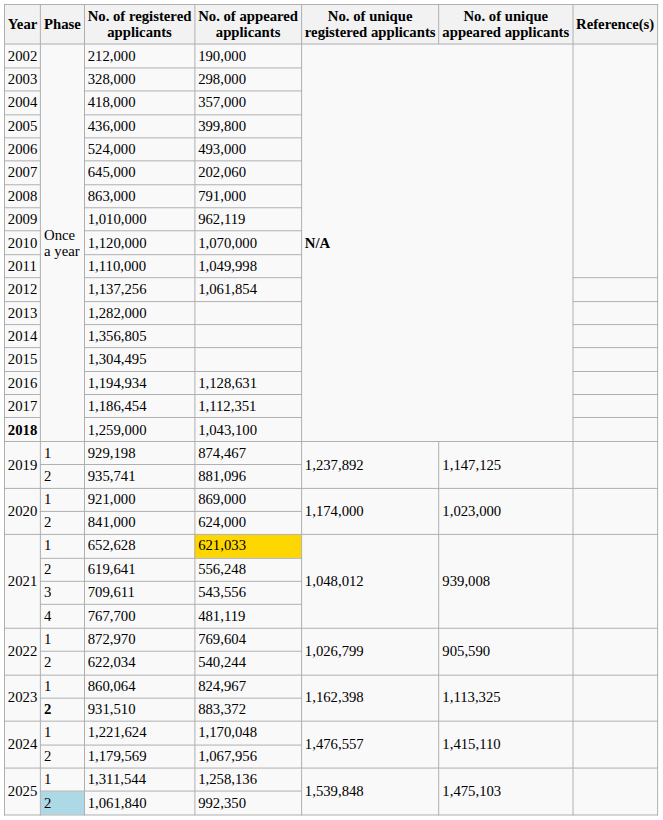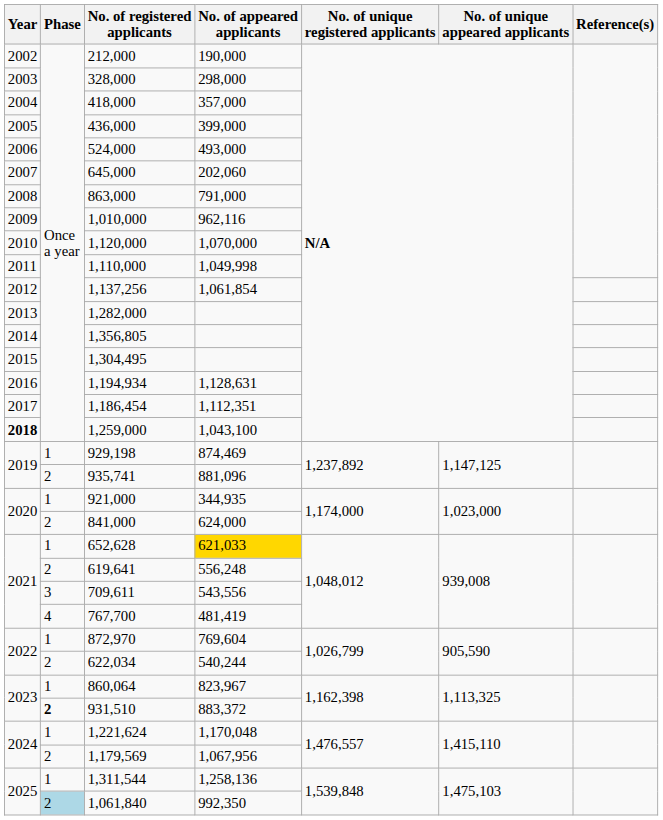(222, 126) 399,800 -> (222, 126) 399,000
(222, 219) 962,119 -> (222, 219) 962,116
(222, 452) 874,467 -> (222, 452) 874,469
(222, 499) 869,000 -> (222, 499) 344,935
(222, 616) 481,119 -> (222, 616) 481,419
(222, 686) 824,967 -> (222, 686) 823,967
